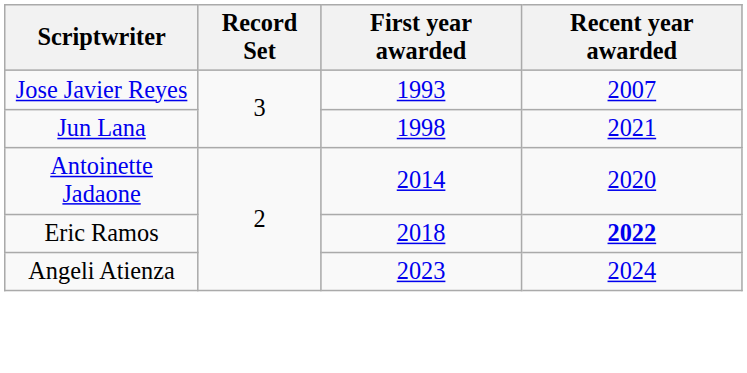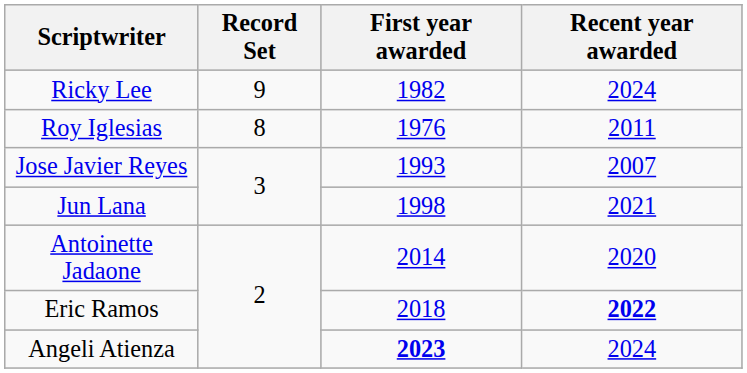+ row: (102, 89)
+ row: (102, 128)
(421, 271) normal -> (421, 348) bold
